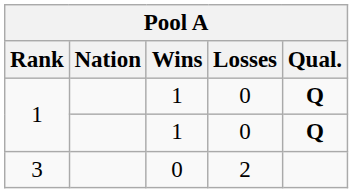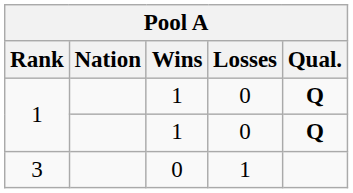(245, 168) 2 -> (245, 168) 1
